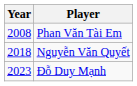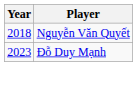- row: (79, 33)
